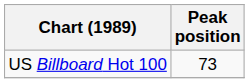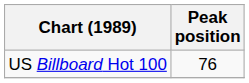(208, 63) 73 -> (208, 63) 76
